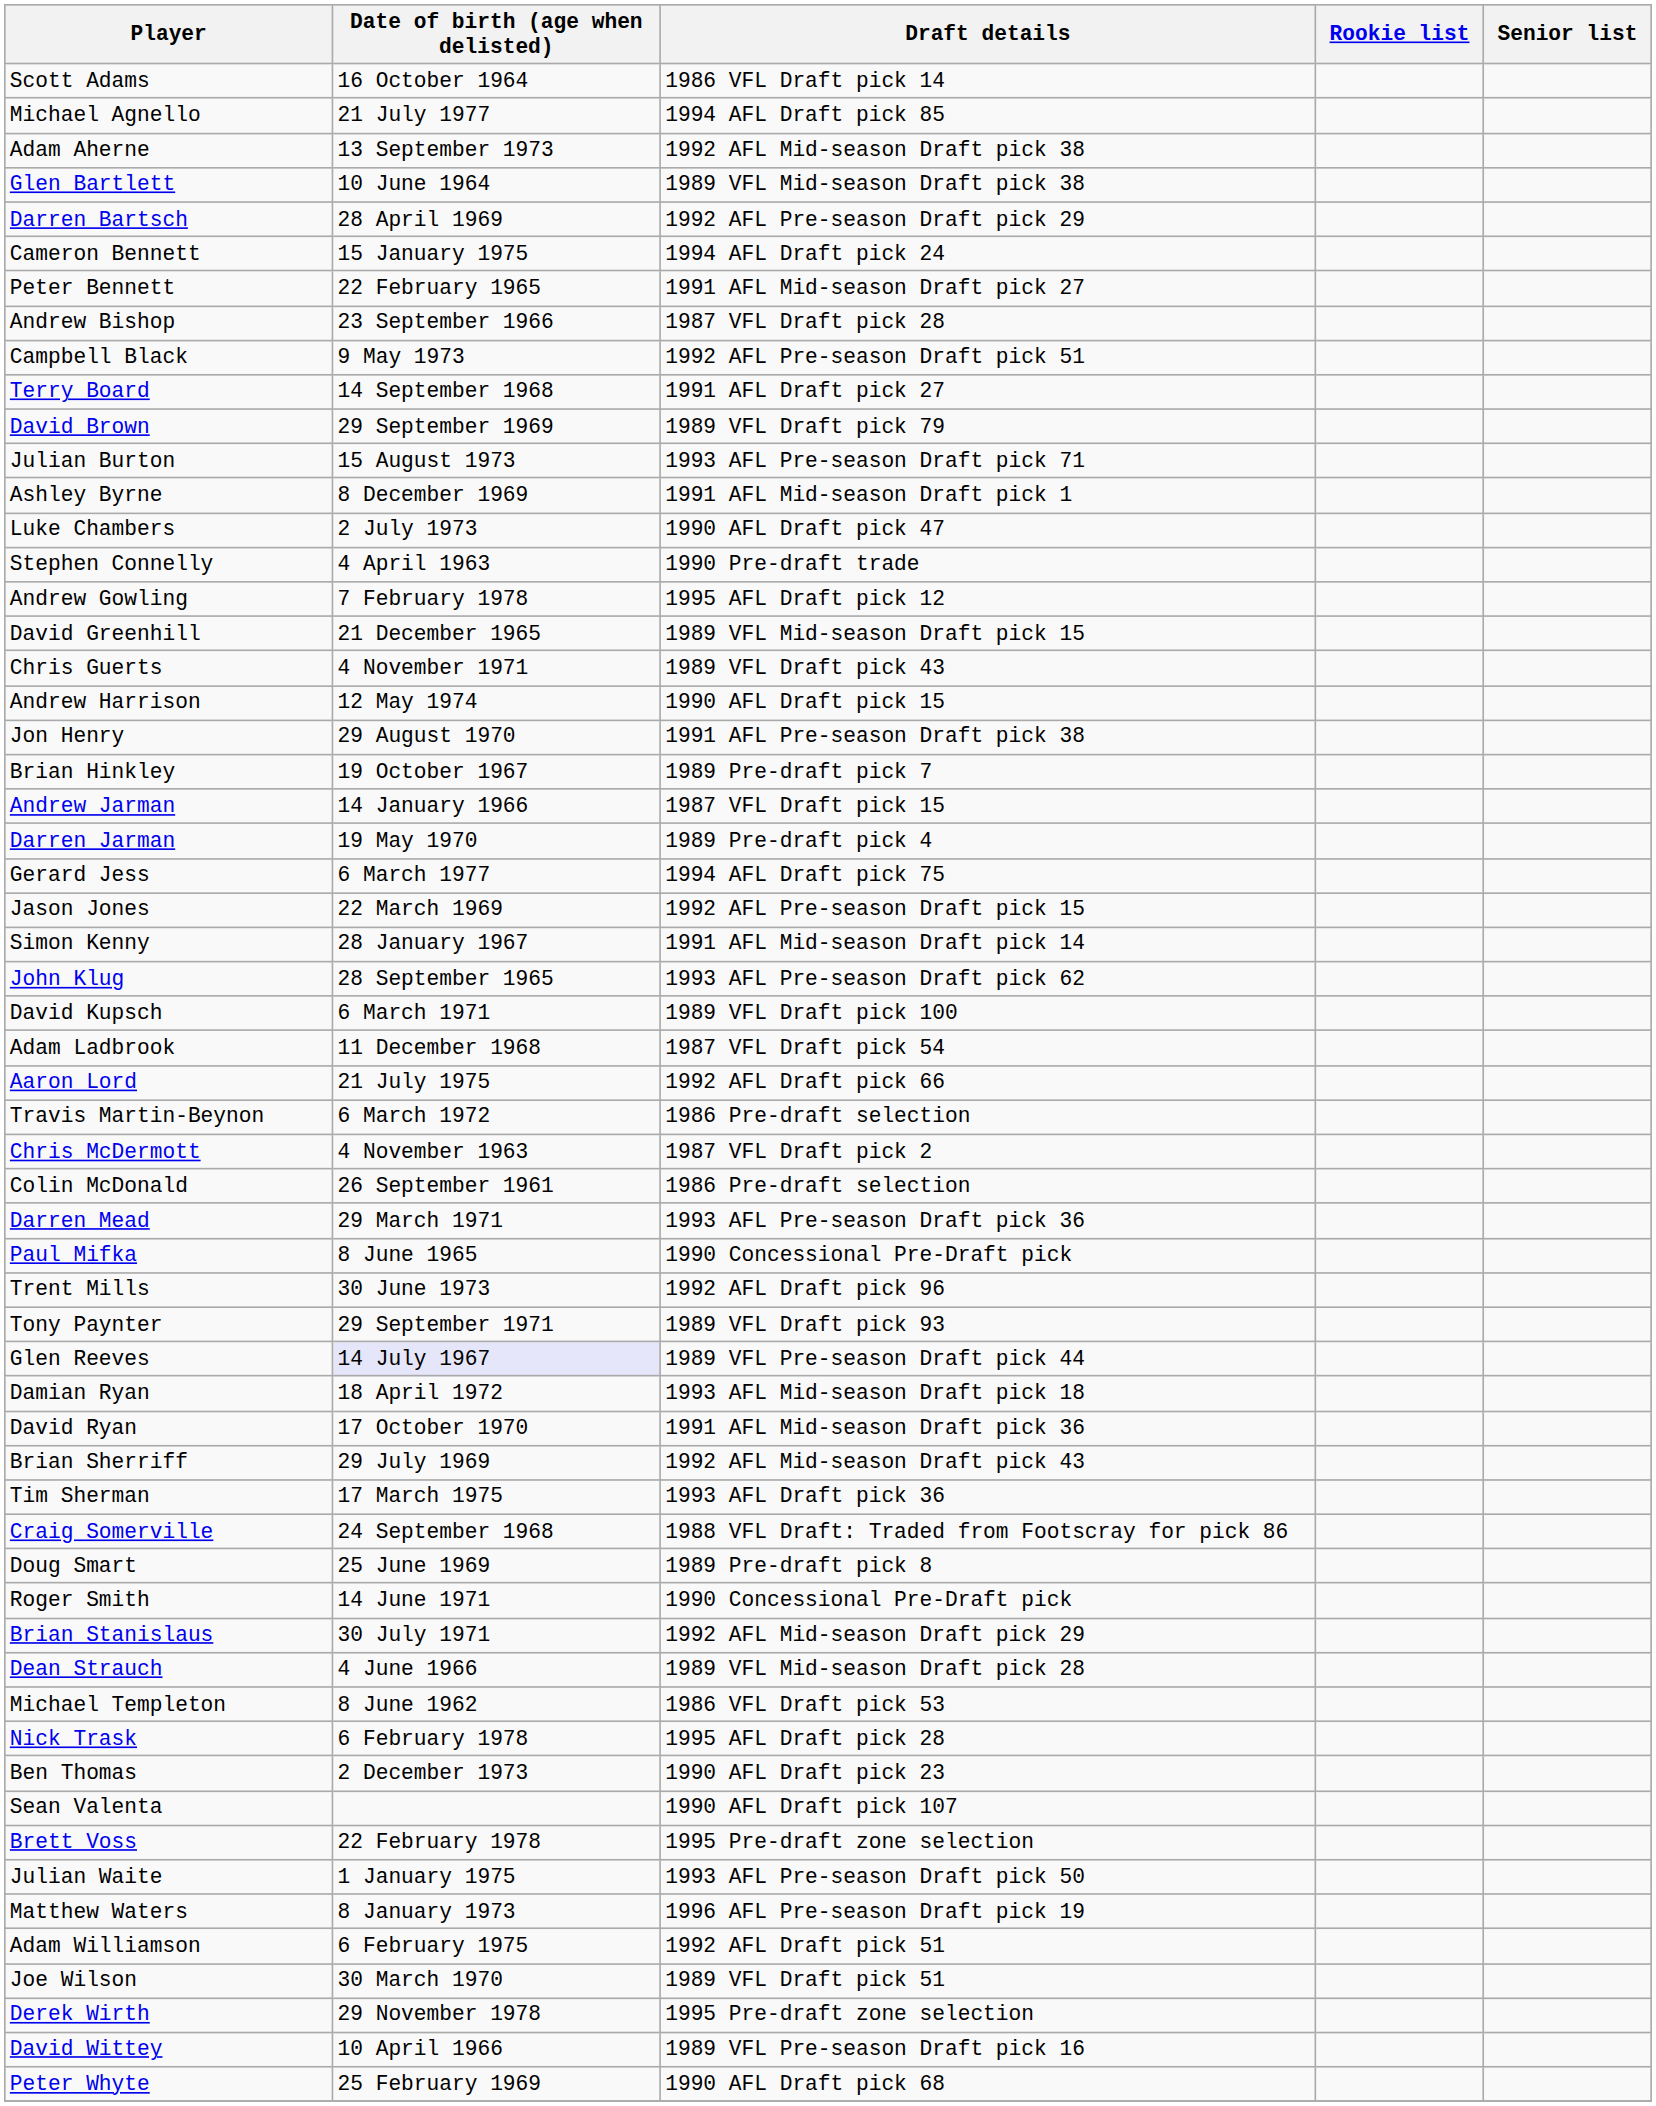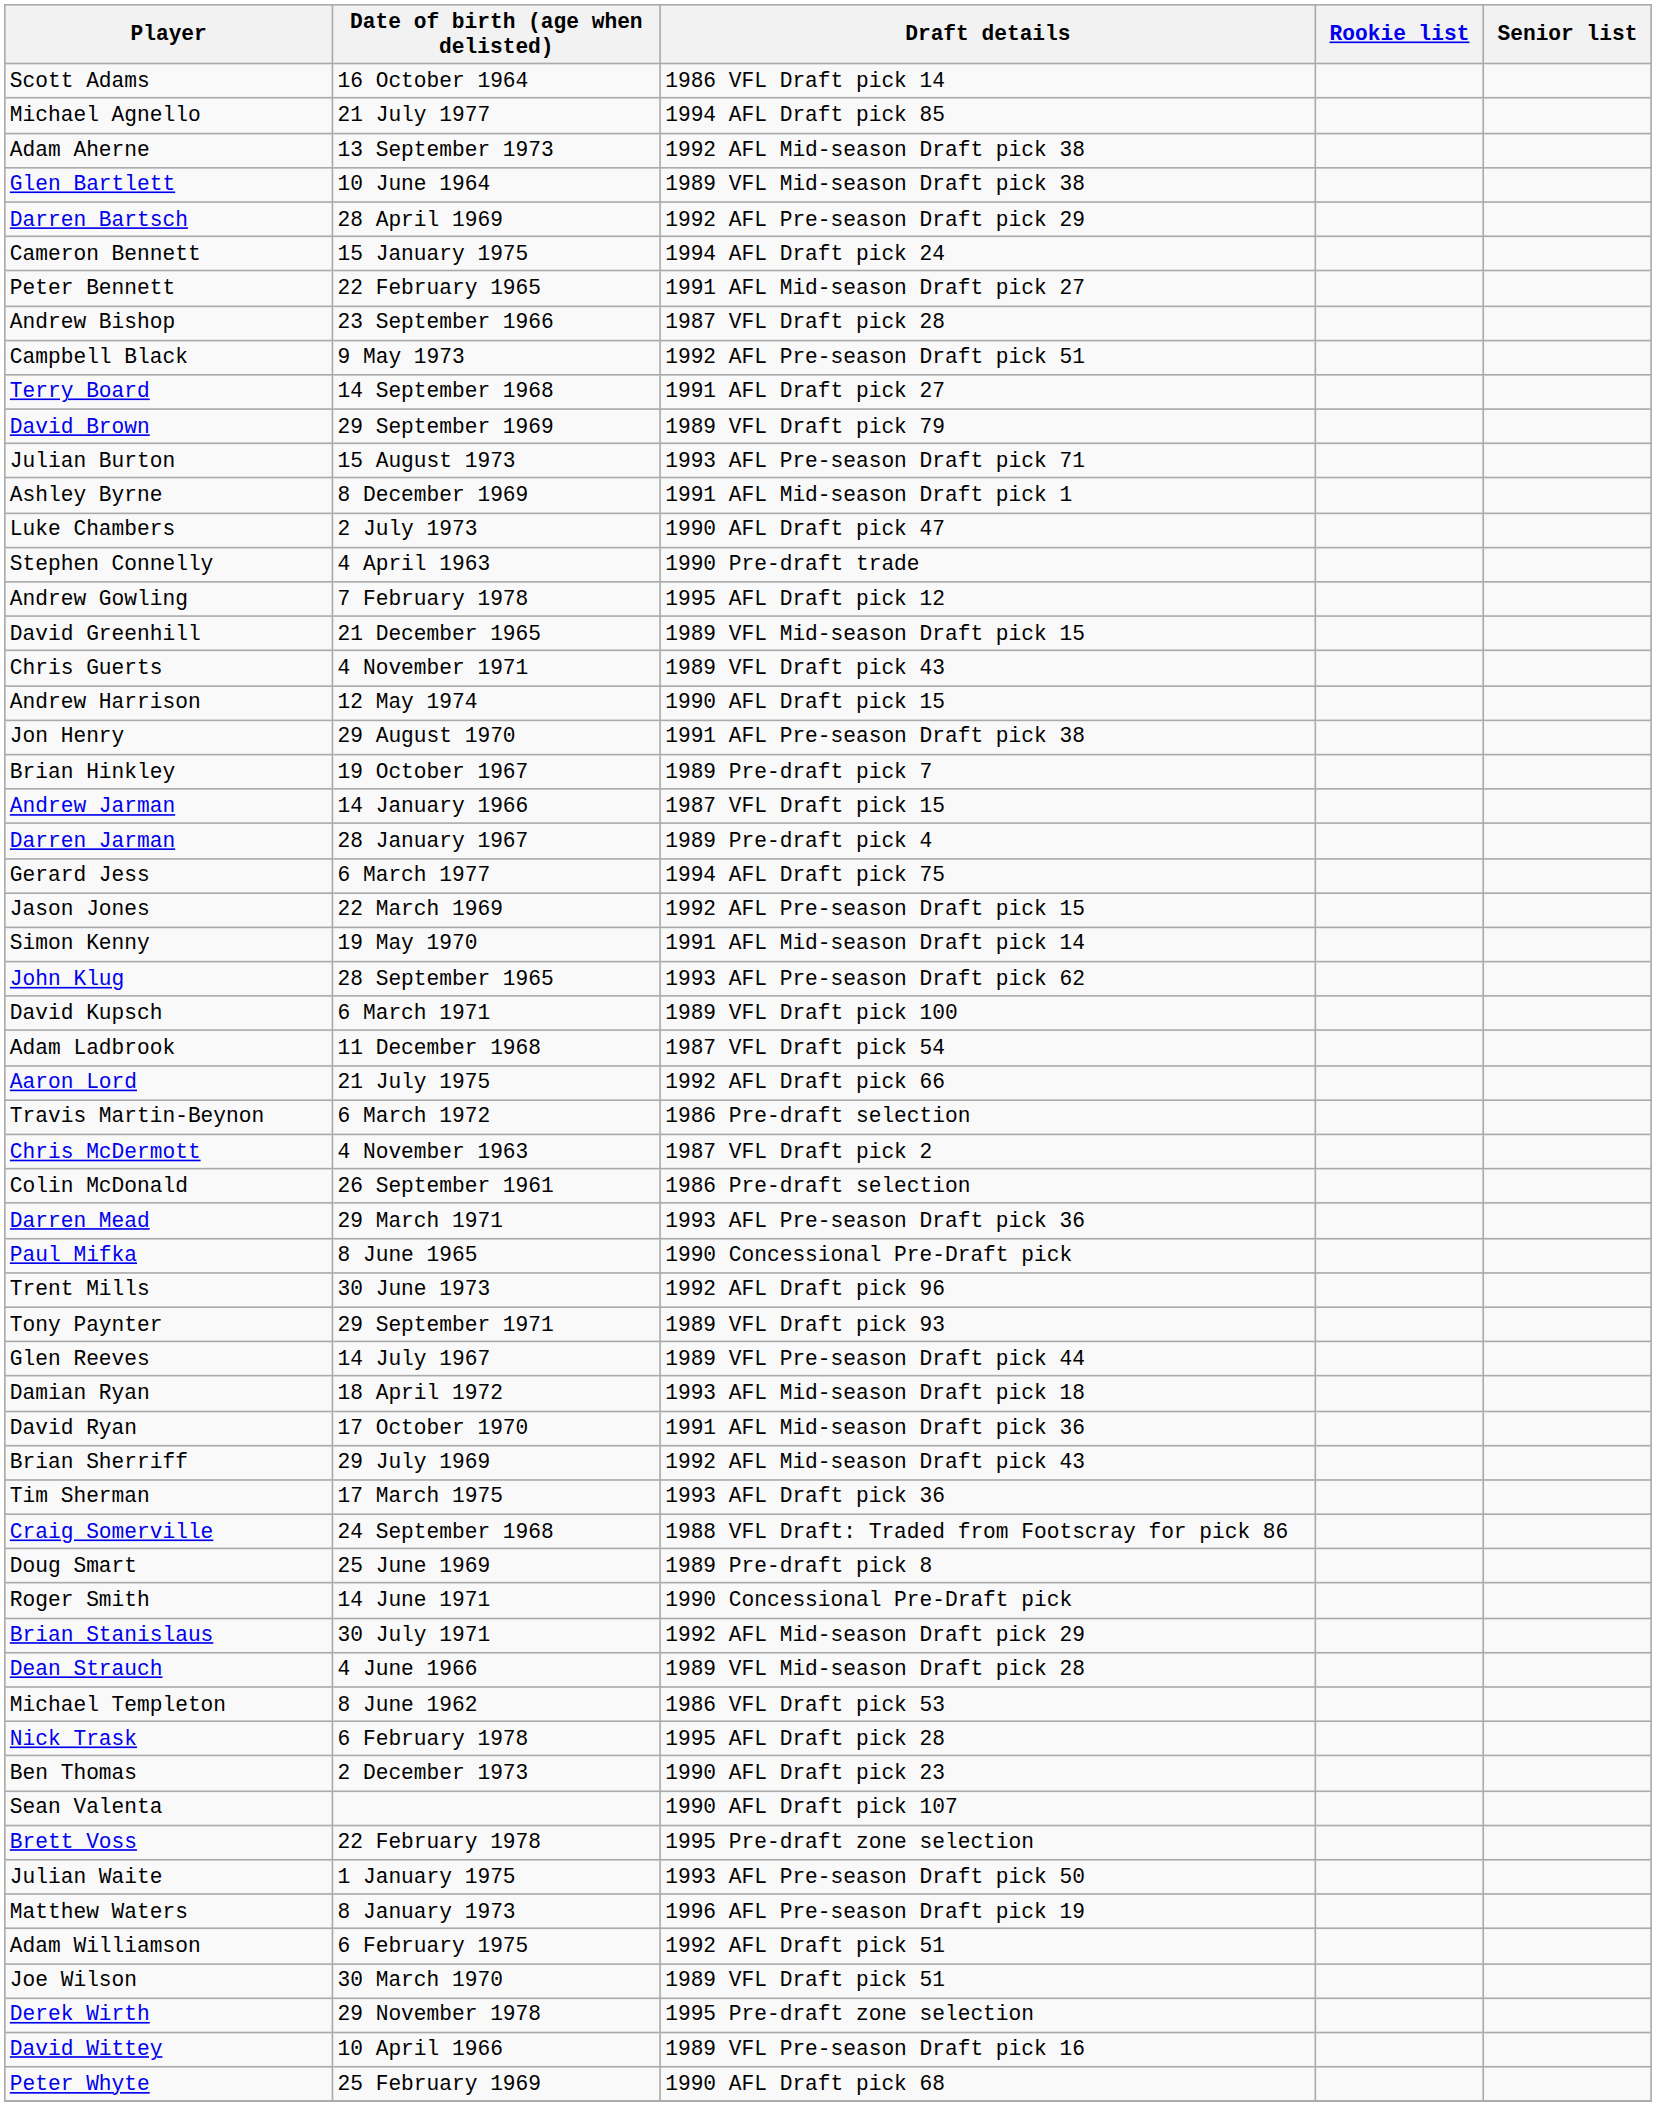(407, 841) 19 May 1970 -> (433, 841) 28 January 1967
(433, 944) 28 January 1967 -> (407, 944) 19 May 1970
(414, 1359) lavender background -> (414, 1359) no background
